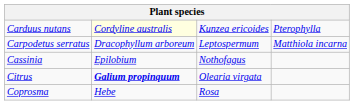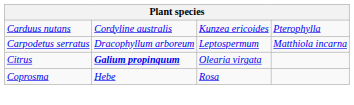(133, 28) lightyellow background -> (133, 28) no background
- row: (25, 60)
